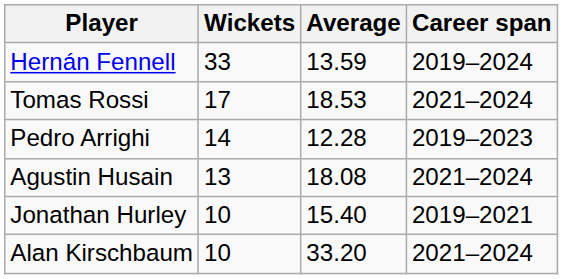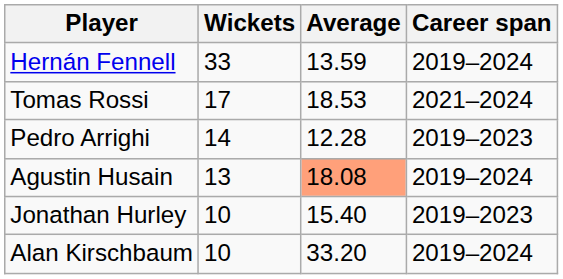(337, 176) no background -> (337, 176) lightsalmon background
(472, 176) 2021–2024 -> (472, 176) 2019–2024
(472, 215) 2019–2021 -> (472, 215) 2019–2023
(472, 253) 2021–2024 -> (472, 253) 2019–2024
